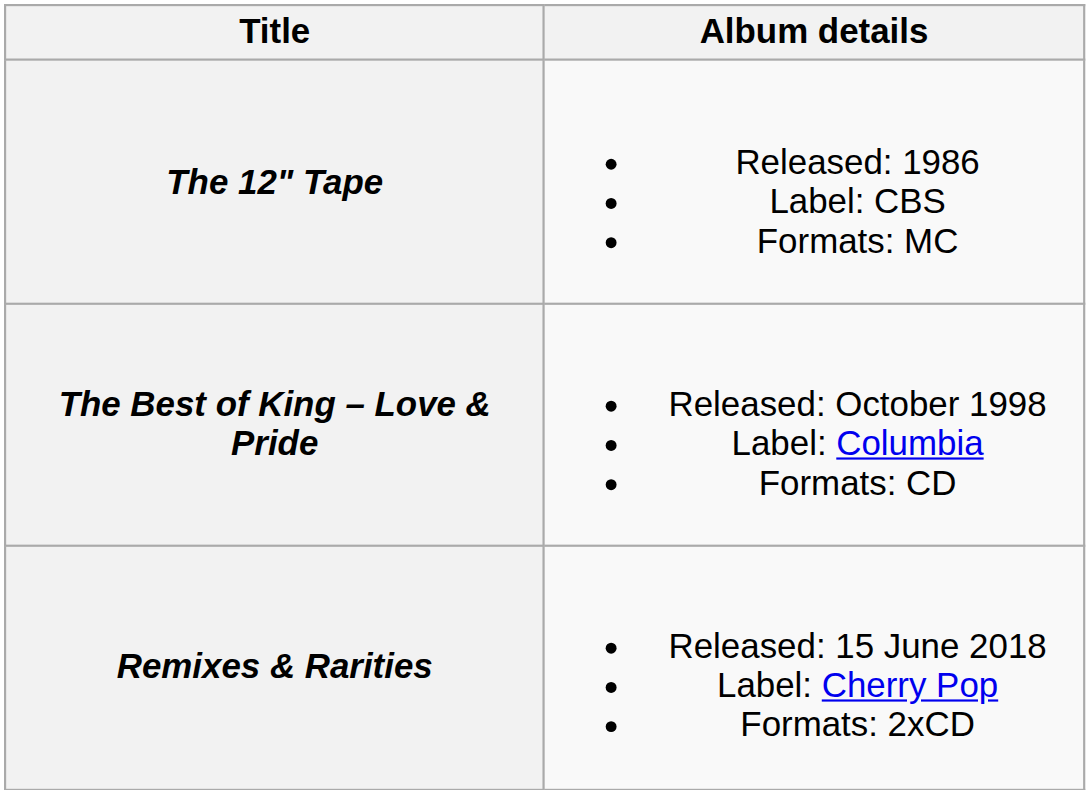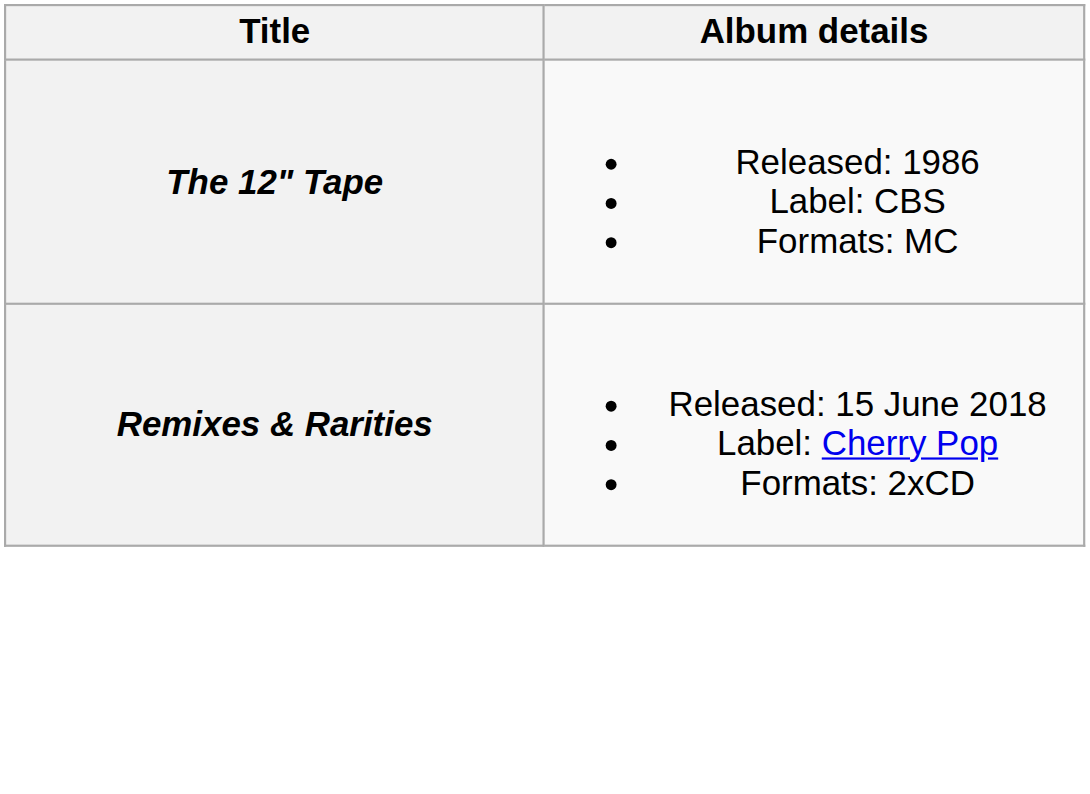- row: (275, 424)
